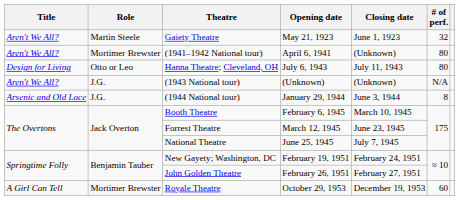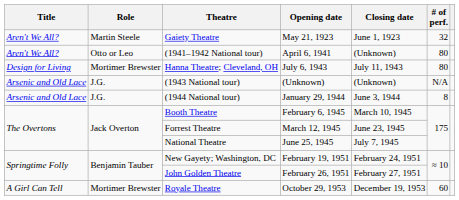(126, 52) Mortimer Brewster -> (112, 52) Otto or Leo
(112, 67) Otto or Leo -> (126, 67) Mortimer Brewster
(33, 82) Aren't We All? -> (46, 82) Arsenic and Old Lace
